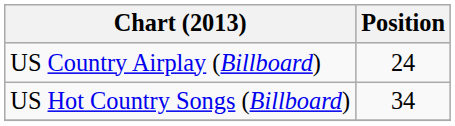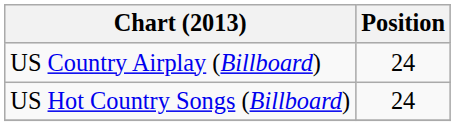(403, 100) 34 -> (403, 100) 24
